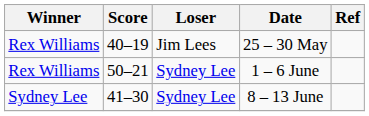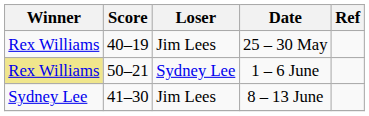(54, 70) no background -> (54, 70) khaki background
(196, 96) Sydney Lee -> (186, 96) Jim Lees
